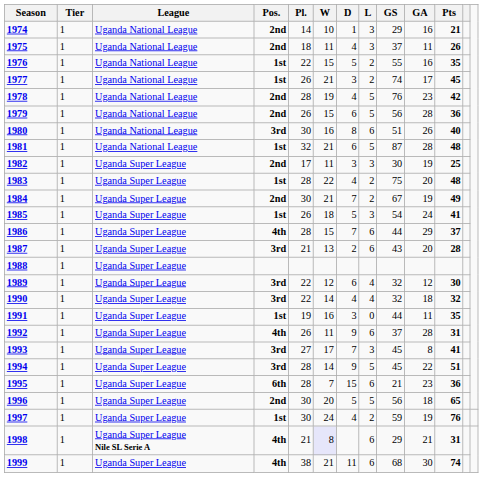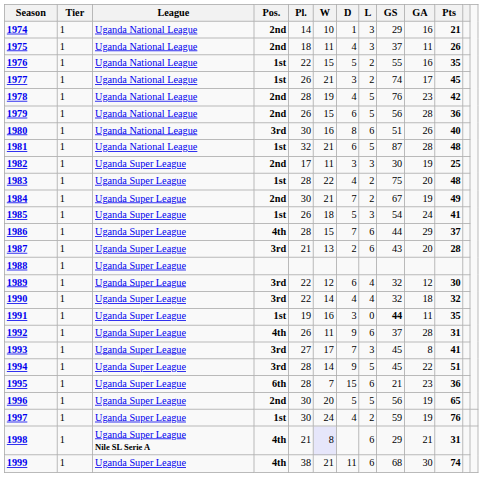(397, 316) normal -> (397, 316) bold
(428, 400) 18 -> (428, 400) 19
